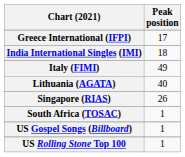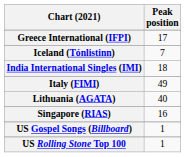+ row: (74, 53)
(162, 99) 26 -> (162, 114) 16
- row: (74, 114)
